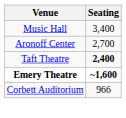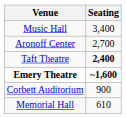(103, 90) 966 -> (103, 90) 900
+ row: (45, 105)
